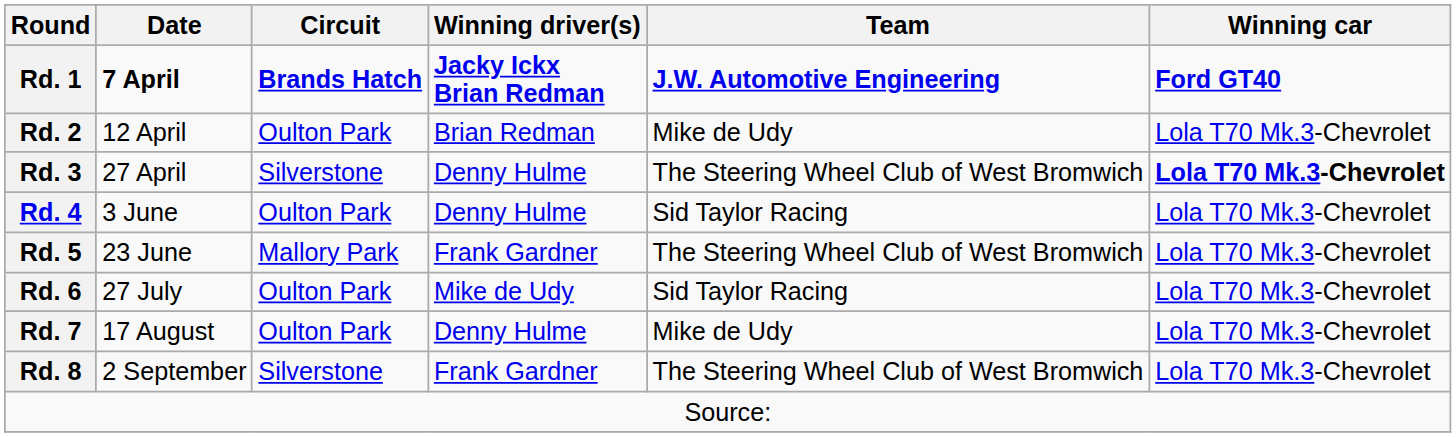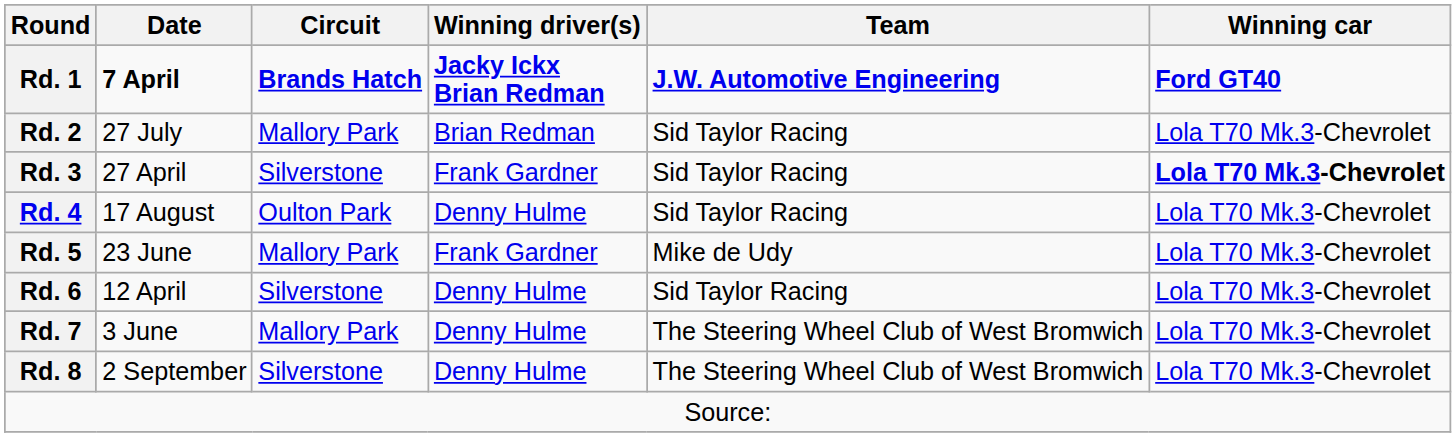(144, 133) 12 April -> (142, 133) 27 July
(325, 133) Oulton Park -> (328, 133) Mallory Park
(723, 133) Mike de Udy -> (750, 133) Sid Taylor Racing
(510, 173) Denny Hulme -> (516, 173) Frank Gardner
(898, 173) The Steering Wheel Club of West Bromwich -> (750, 173) Sid Taylor Racing
(140, 212) 3 June -> (158, 212) 17 August
(898, 252) The Steering Wheel Club of West Bromwich -> (723, 252) Mike de Udy
(142, 292) 27 July -> (144, 292) 12 April
(325, 292) Oulton Park -> (321, 292) Silverstone
(504, 292) Mike de Udy -> (510, 292) Denny Hulme
(158, 332) 17 August -> (140, 332) 3 June
(325, 332) Oulton Park -> (328, 332) Mallory Park
(723, 332) Mike de Udy -> (898, 332) The Steering Wheel Club of West Bromwich
(516, 372) Frank Gardner -> (510, 372) Denny Hulme
